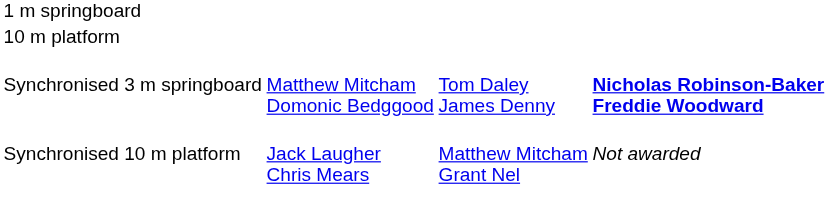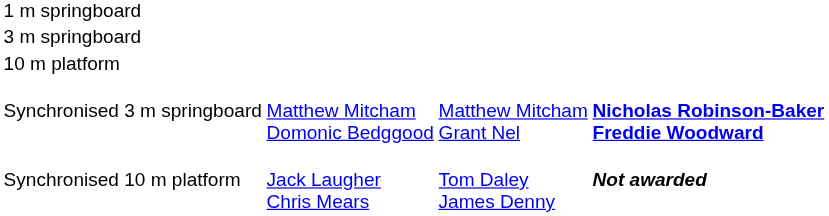+ row: (72, 37)
(497, 95) Tom Daley James Denny -> (513, 121) Matthew Mitcham Grant Nel
(513, 164) Matthew Mitcham Grant Nel -> (497, 190) Tom Daley James Denny
(647, 153) normal -> (650, 180) bold
